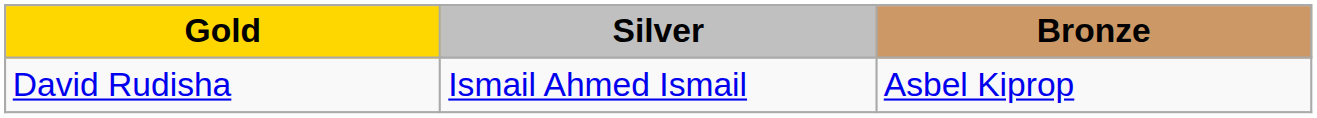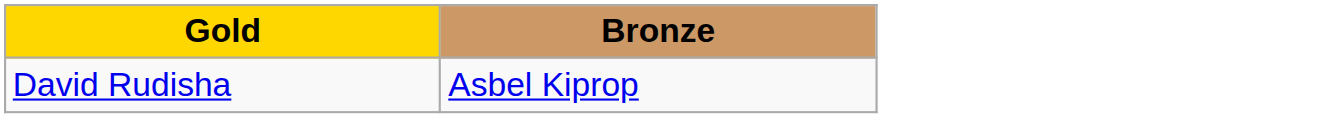- column: (658, 31)
